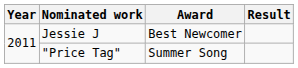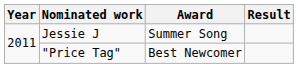(195, 34) Best Newcomer -> (188, 34) Summer Song
(188, 53) Summer Song -> (195, 53) Best Newcomer
